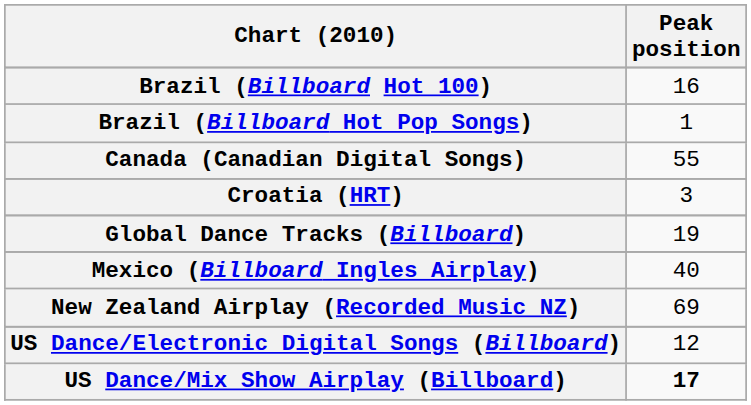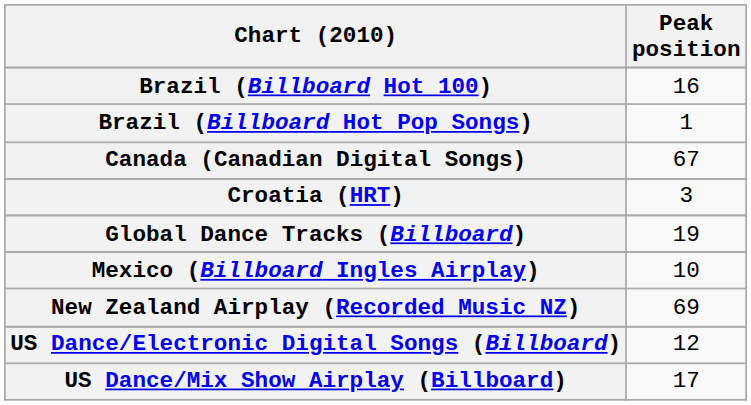(686, 160) 55 -> (686, 160) 67
(686, 271) 40 -> (686, 271) 10
(686, 381) bold -> (686, 381) normal
